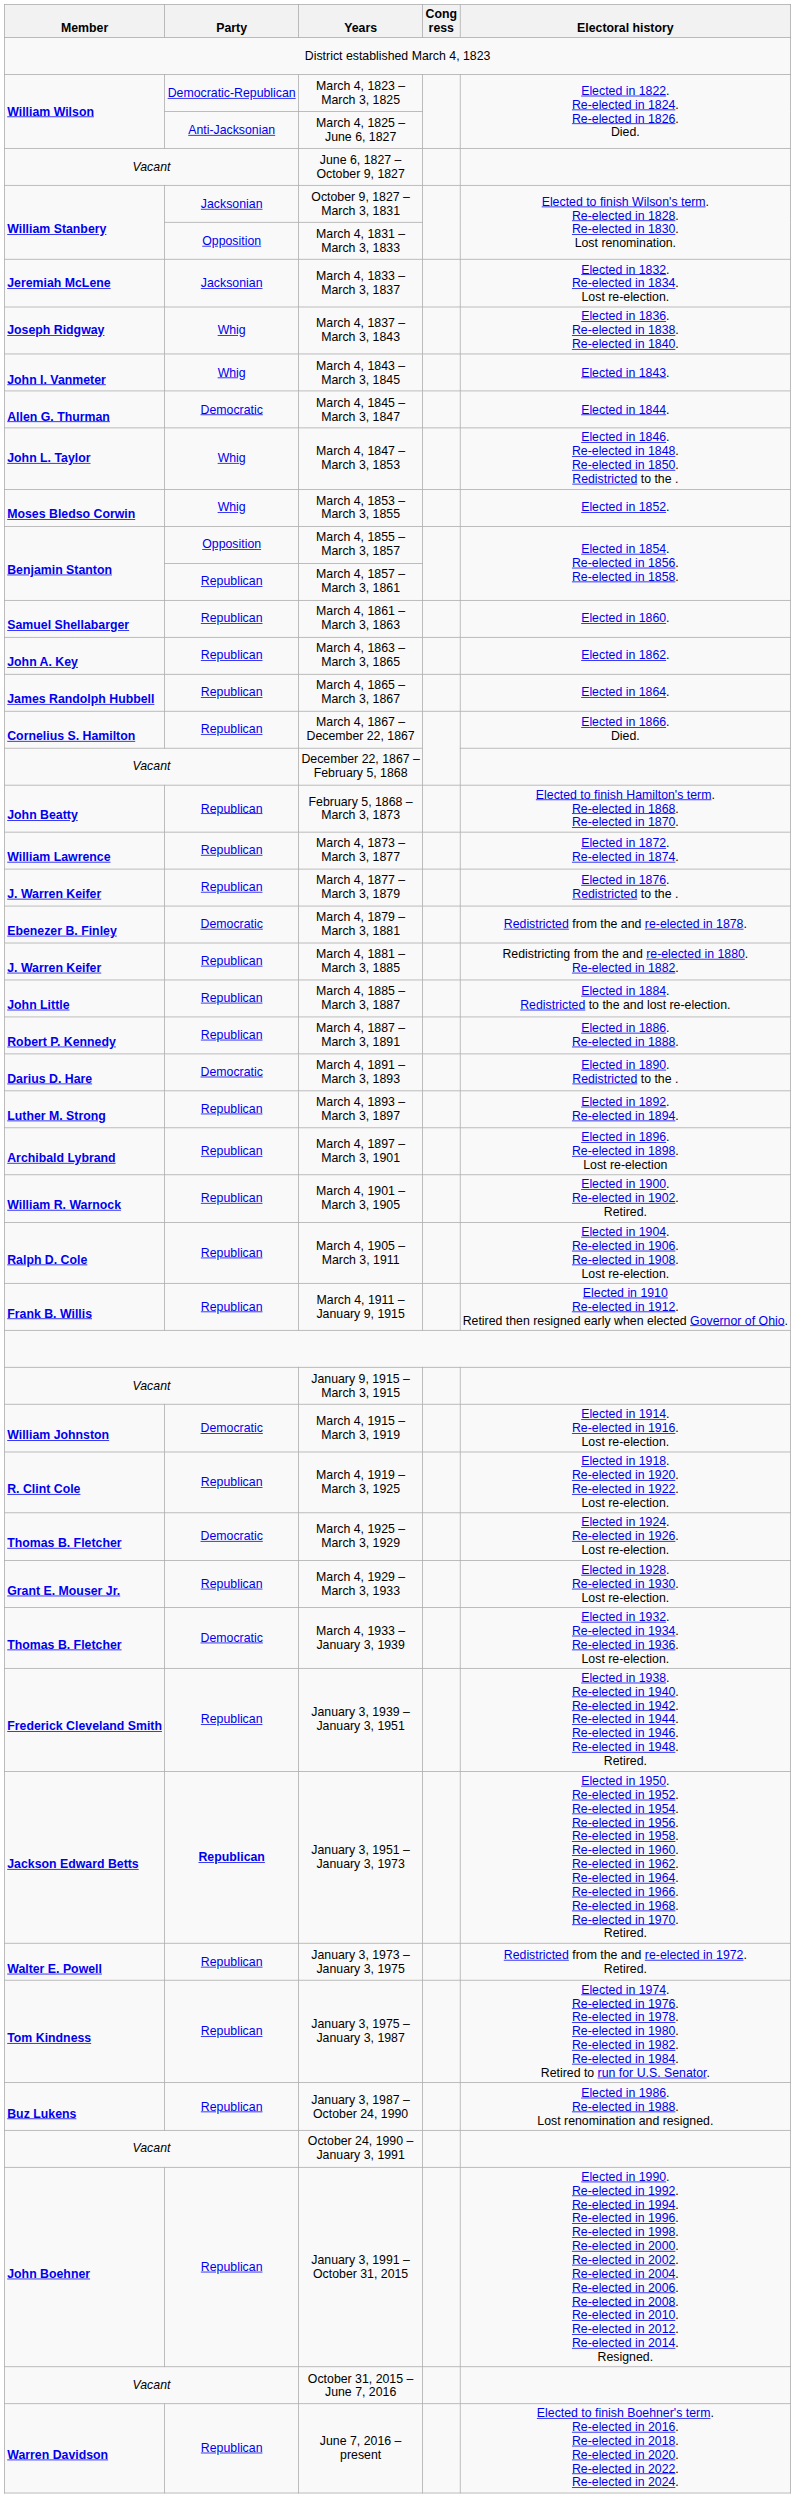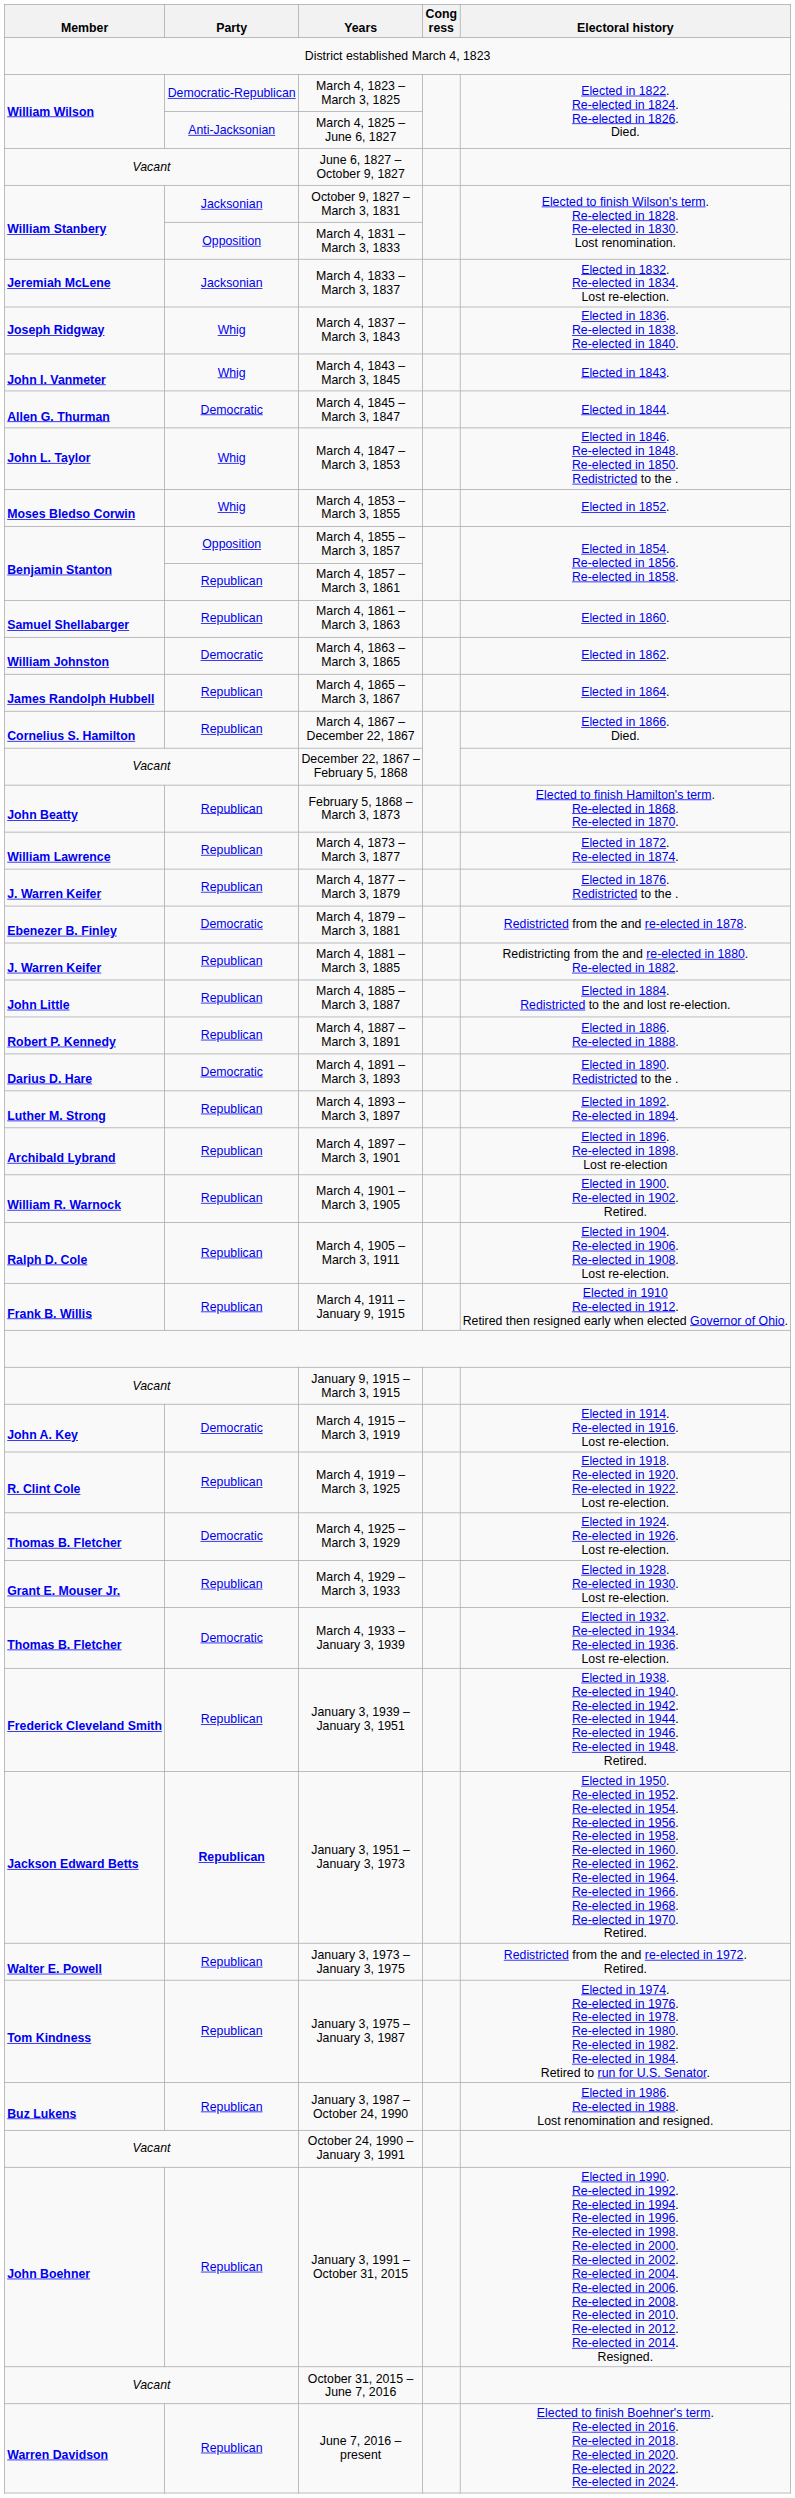(43, 662) John A. Key -> (58, 662) William Johnston
(232, 655) Republican -> (232, 655) Democratic
(58, 1435) William Johnston -> (43, 1435) John A. Key
